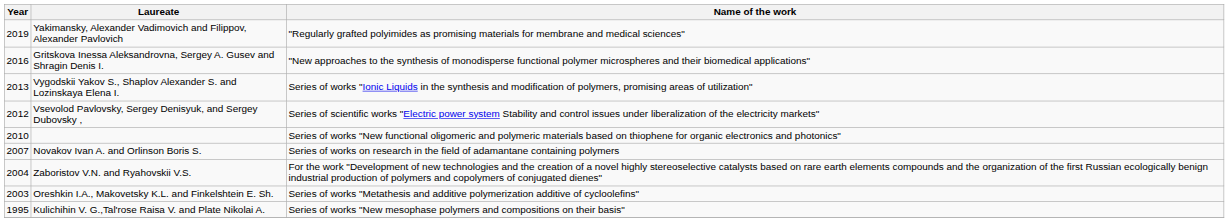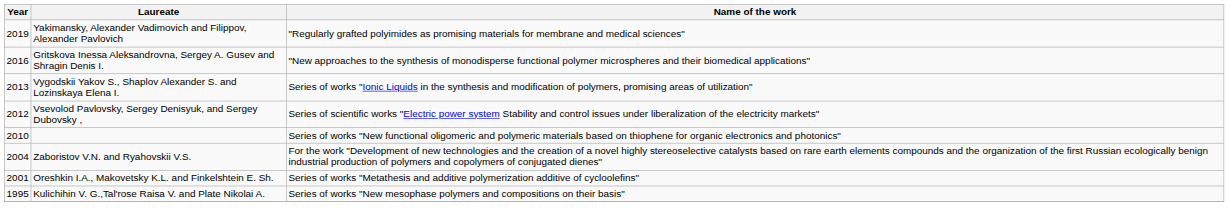- row: (117, 151)
(18, 194) 2003 -> (18, 178) 2001
